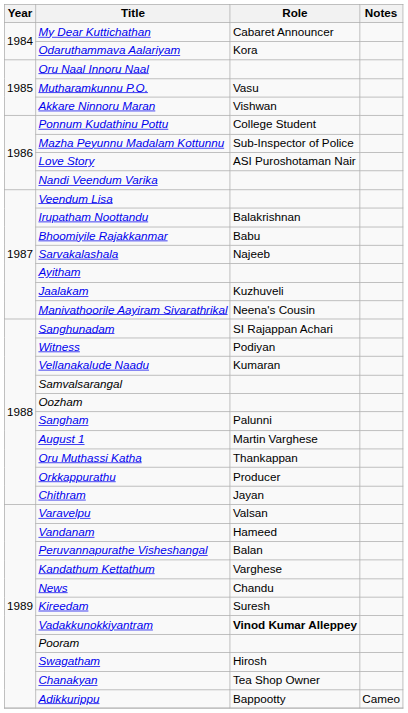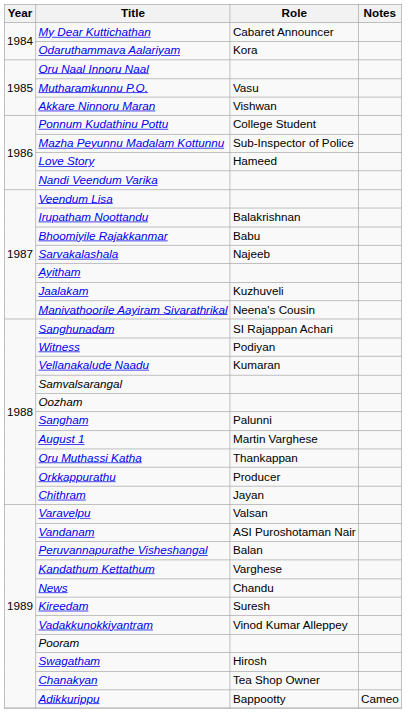(294, 161) ASI Puroshotaman Nair -> (255, 161) Hameed
(255, 532) Hameed -> (294, 532) ASI Puroshotaman Nair
(295, 625) bold -> (290, 625) normal
